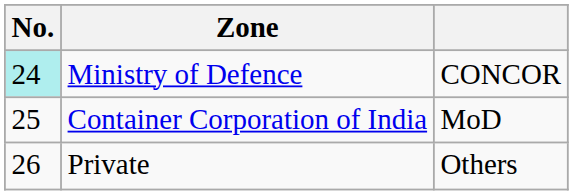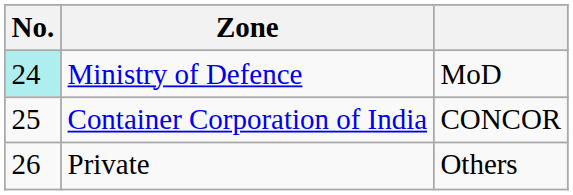(501, 73) CONCOR -> (471, 73) MoD
(471, 119) MoD -> (501, 119) CONCOR
